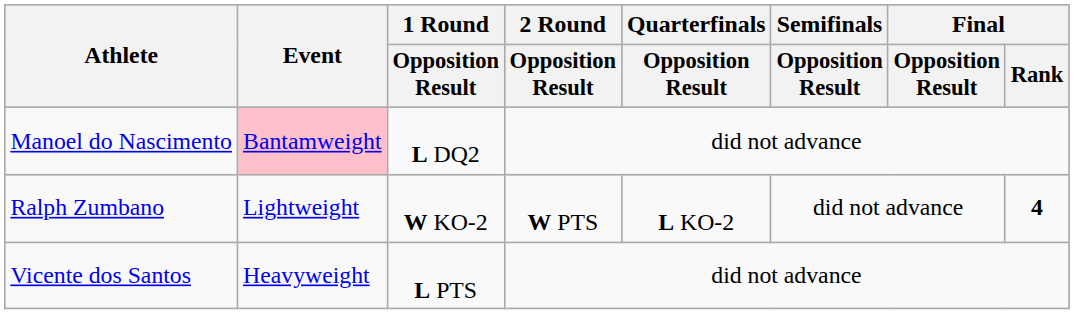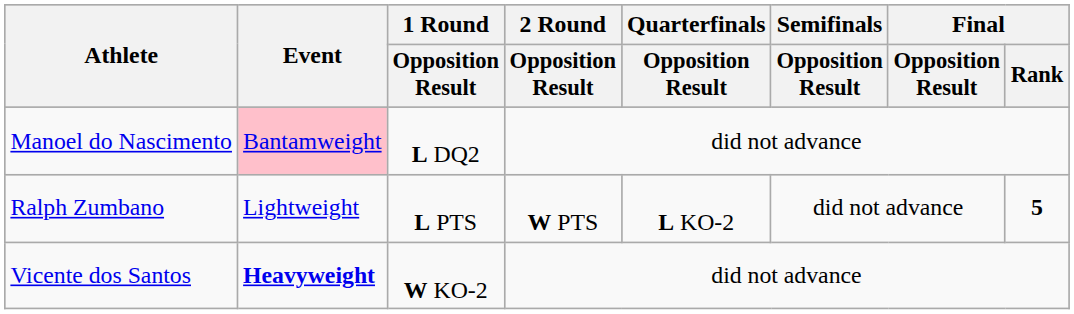(446, 222) W KO-2 -> (446, 222) L PTS
(1037, 208) 4 -> (1037, 208) 5
(306, 275) normal -> (309, 275) bold
(446, 289) L PTS -> (446, 289) W KO-2
